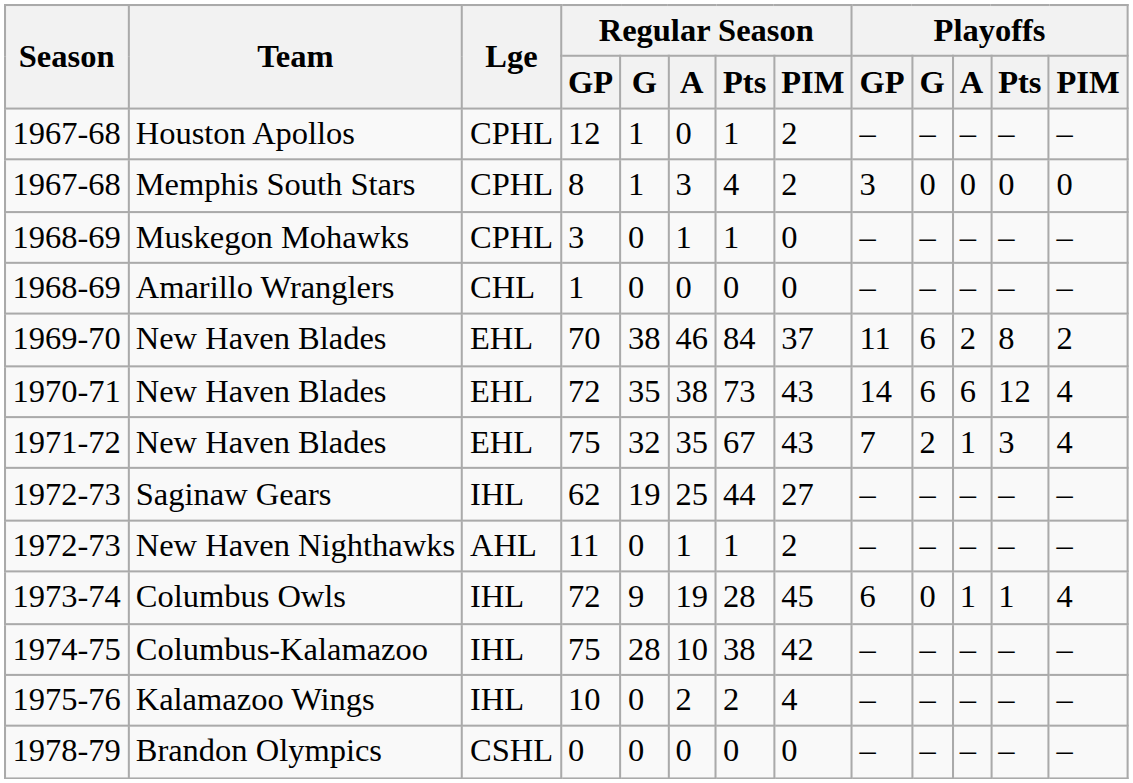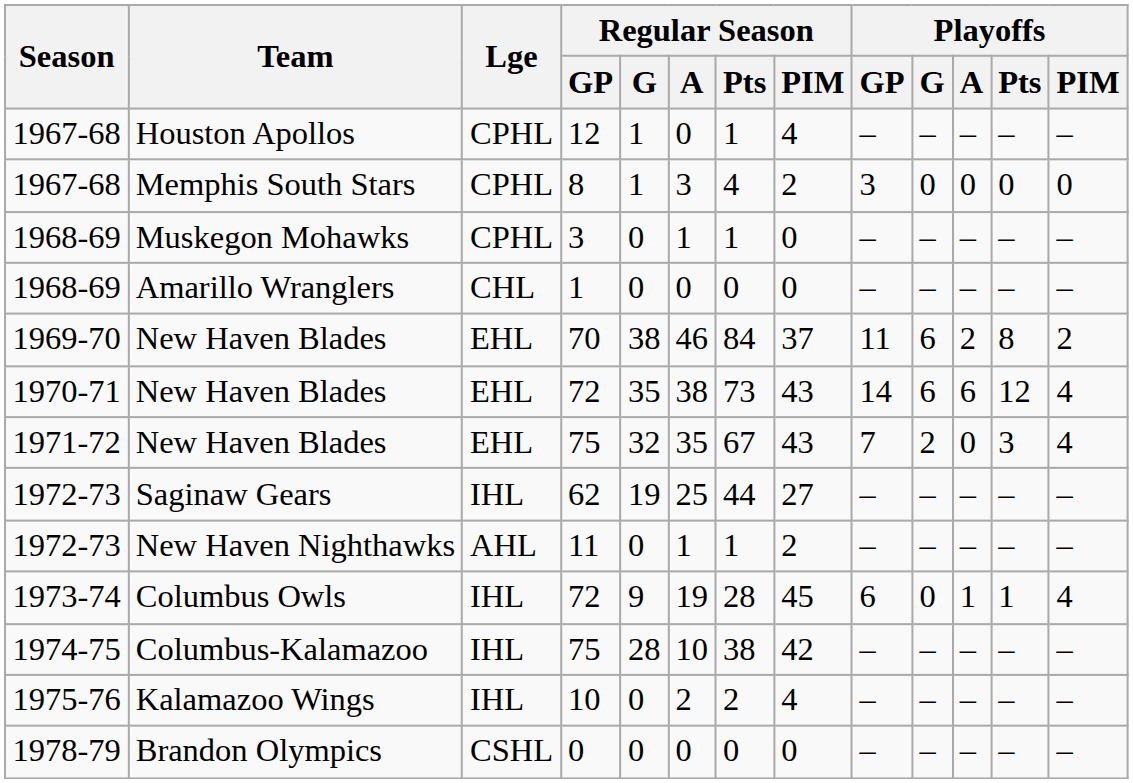(789, 133) 2 -> (789, 133) 4
(968, 442) 1 -> (968, 442) 0
